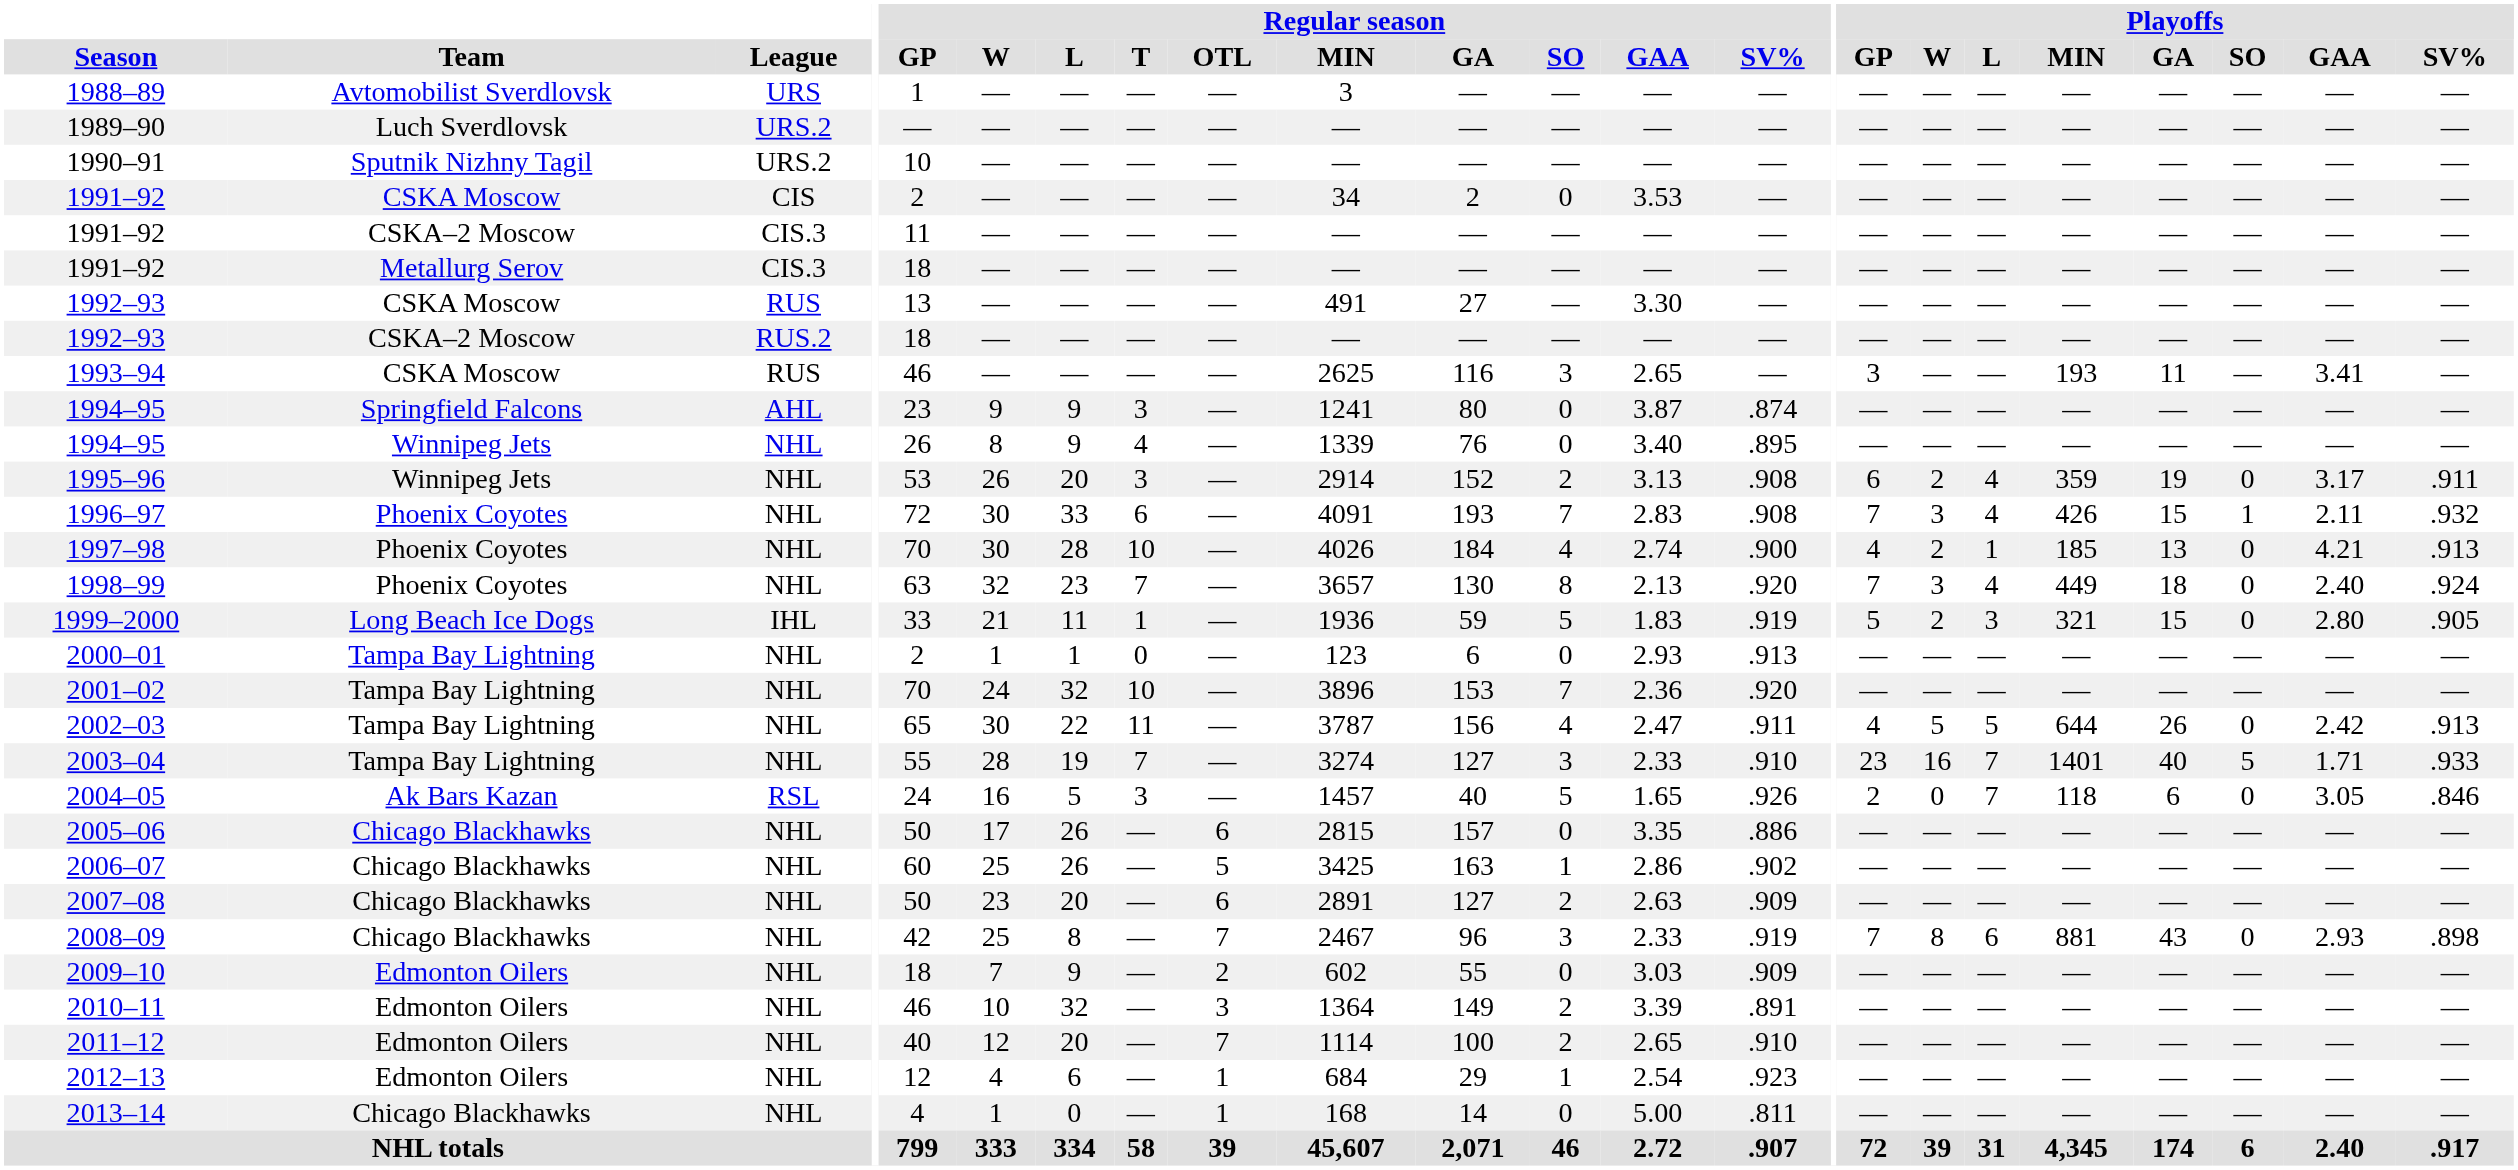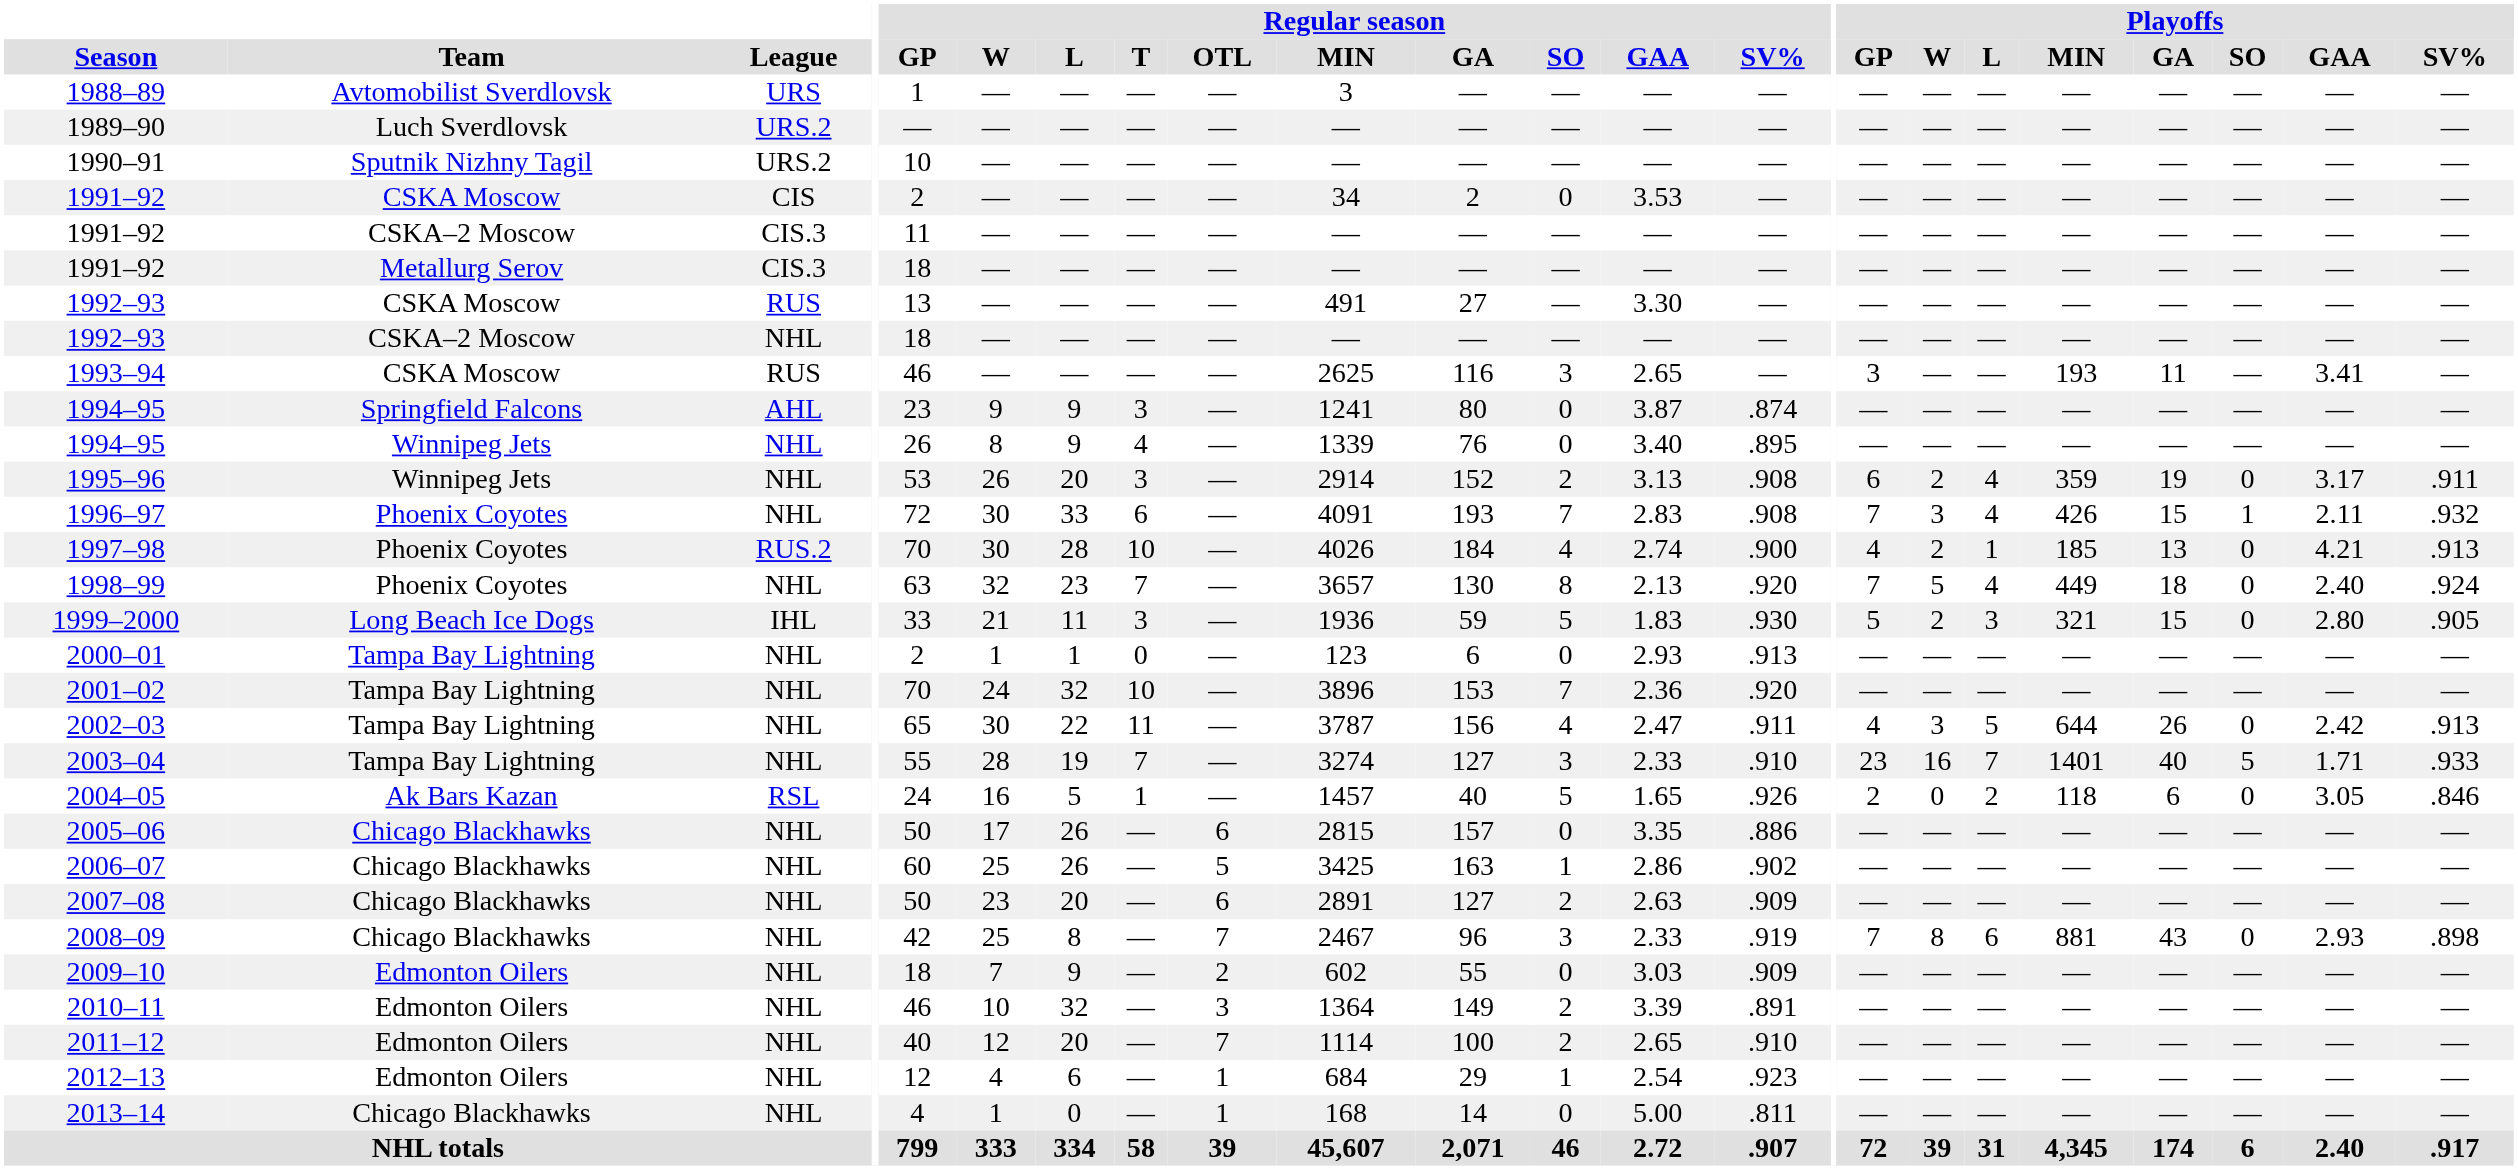(794, 338) RUS.2 -> (794, 338) NHL
(794, 549) NHL -> (794, 549) RUS.2
(1937, 584) 3 -> (1937, 584) 5
(1141, 619) 1 -> (1141, 619) 3
(1773, 619) .919 -> (1773, 619) .930
(1937, 725) 5 -> (1937, 725) 3
(1141, 795) 3 -> (1141, 795) 1
(1992, 795) 7 -> (1992, 795) 2
